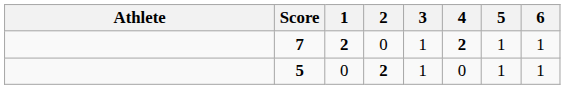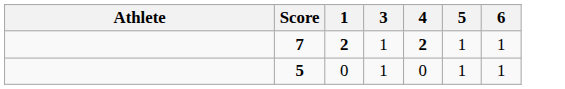- column: (383, 17)
